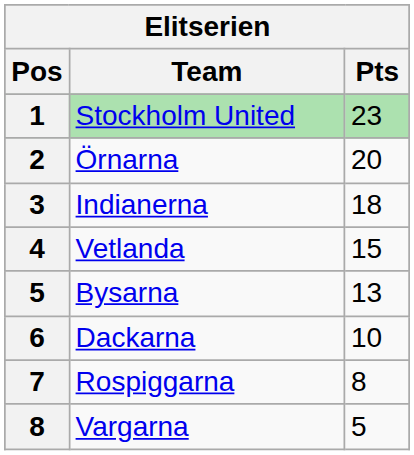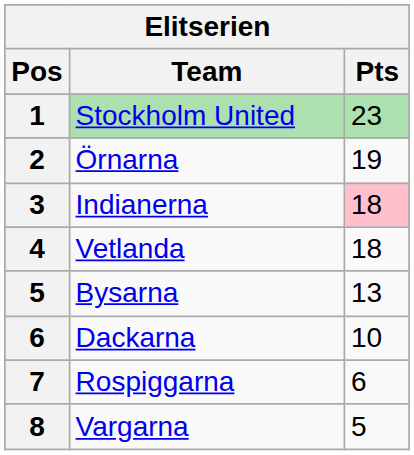(367, 159) 20 -> (367, 159) 19
(367, 204) no background -> (367, 204) pink background
(367, 248) 15 -> (367, 248) 18
(359, 381) 8 -> (359, 381) 6
